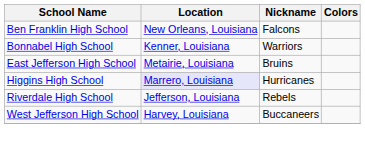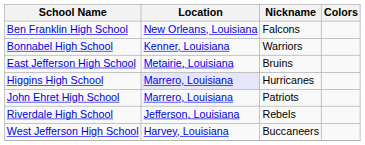+ row: (63, 98)
